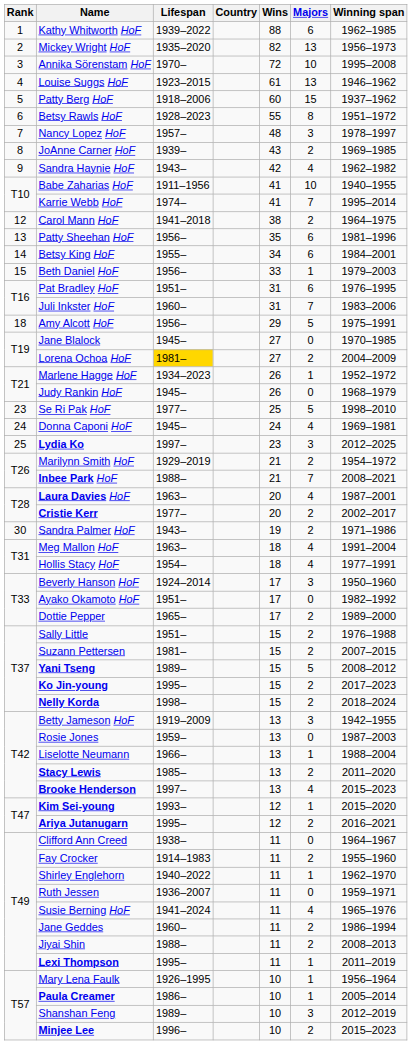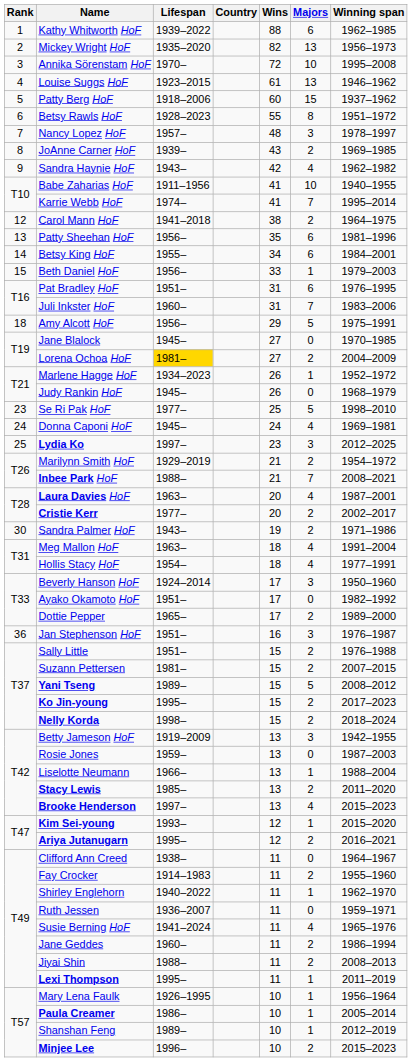+ row: (90, 634)
(311, 1013) 3 -> (311, 1031) 1
